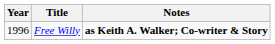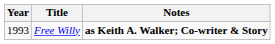(18, 30) 1996 -> (18, 30) 1993
